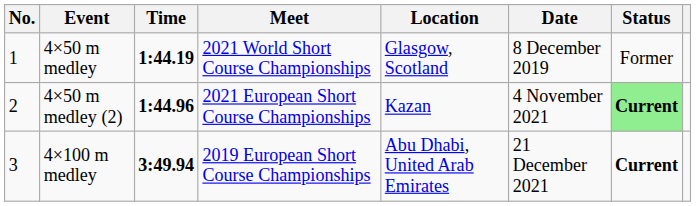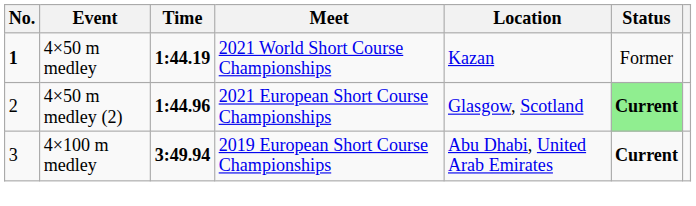- column: (560, 18)
(13, 57) normal -> (13, 57) bold
(419, 57) Glasgow, Scotland -> (471, 57) Kazan
(408, 106) Kazan -> (516, 106) Glasgow, Scotland
